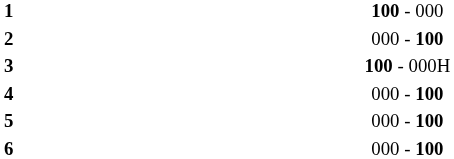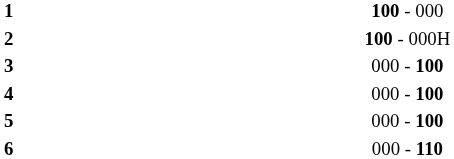(407, 38) 000 - 100 -> (407, 38) 100 - 000H
(407, 66) 100 - 000H -> (407, 66) 000 - 100
(407, 148) 000 - 100 -> (407, 148) 000 - 110
